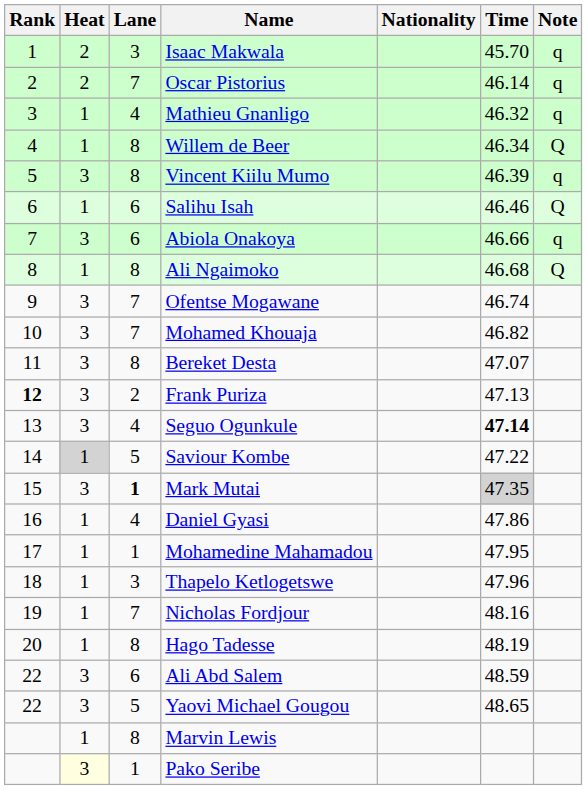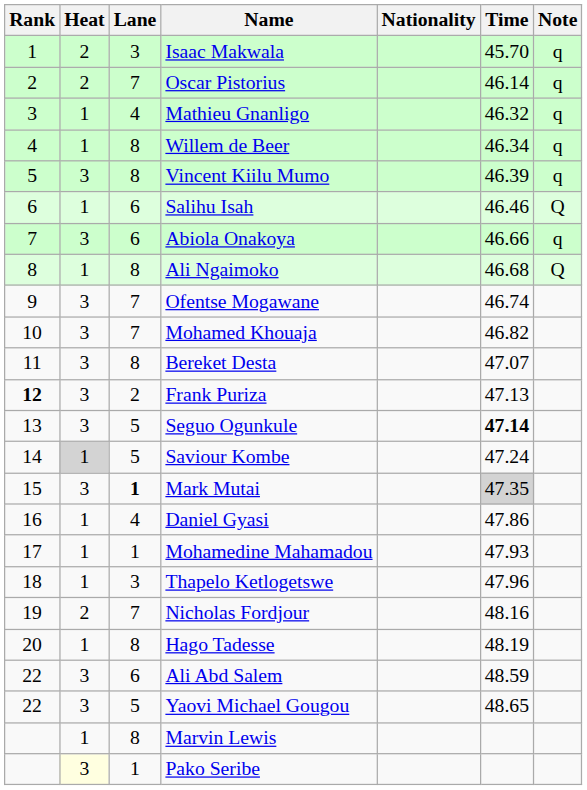(558, 144) Q -> (558, 144) q
(135, 425) 4 -> (135, 425) 5
(507, 457) 47.22 -> (507, 457) 47.24
(507, 550) 47.95 -> (507, 550) 47.93
(84, 613) 1 -> (84, 613) 2
